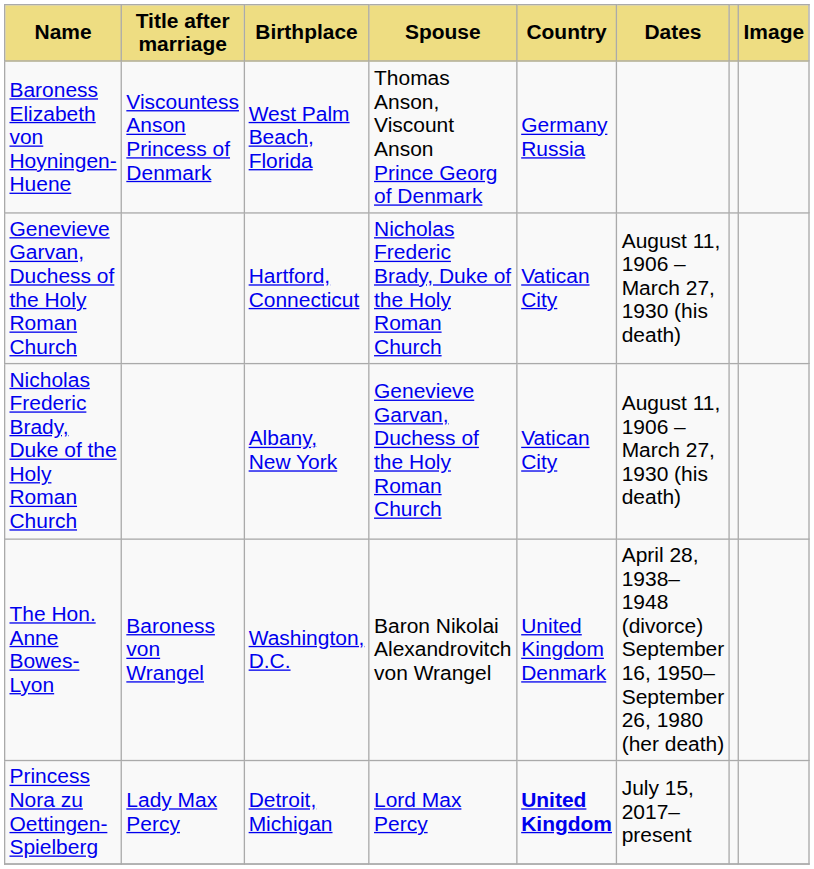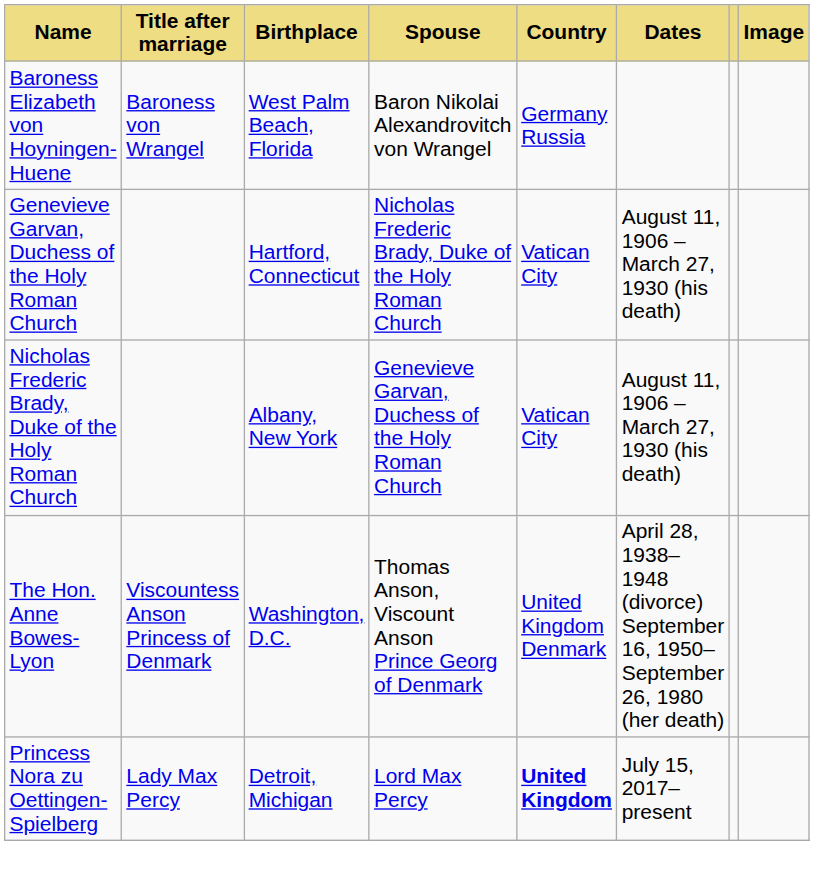(183, 136) Viscountess Anson Princess of Denmark -> (171, 125) Baroness von Wrangel
(436, 136) Thomas Anson, Viscount Anson Prince Georg of Denmark -> (443, 125) Baron Nikolai Alexandrovitch von Wrangel
(171, 649) Baroness von Wrangel -> (183, 625) Viscountess Anson Princess of Denmark
(443, 649) Baron Nikolai Alexandrovitch von Wrangel -> (436, 625) Thomas Anson, Viscount Anson Prince Georg of Denmark
